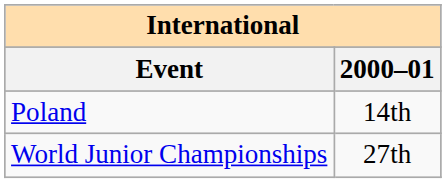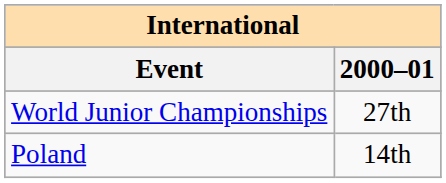rows swapped: (169, 154) <-> (49, 111)
